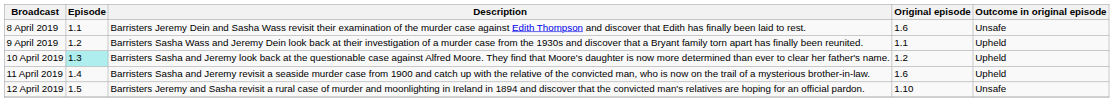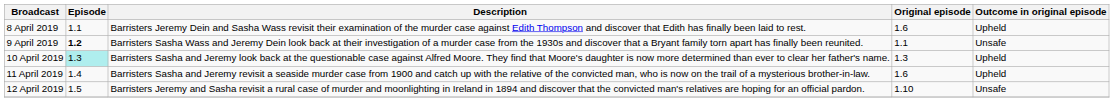(991, 27) Unsafe -> (991, 27) Upheld
(75, 43) normal -> (75, 43) bold
(991, 43) Upheld -> (991, 43) Unsafe
(901, 58) 1.2 -> (901, 58) 1.3
